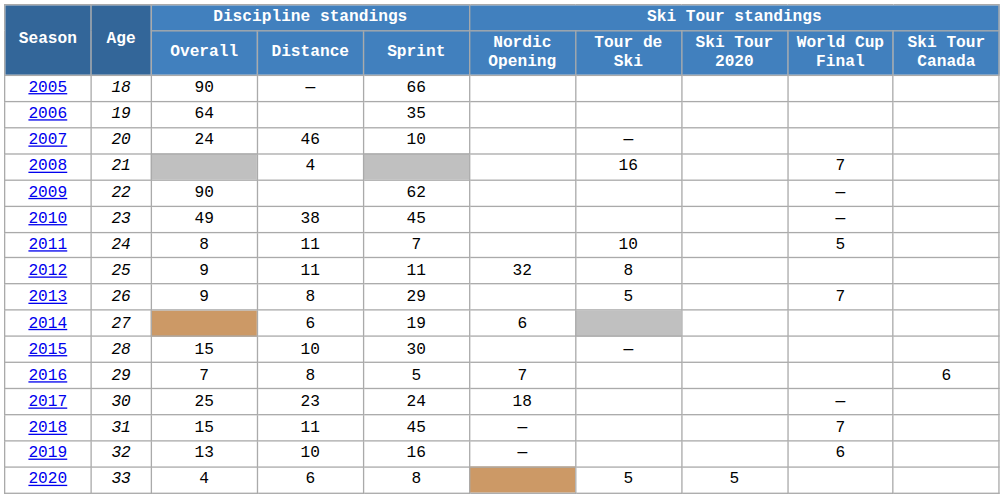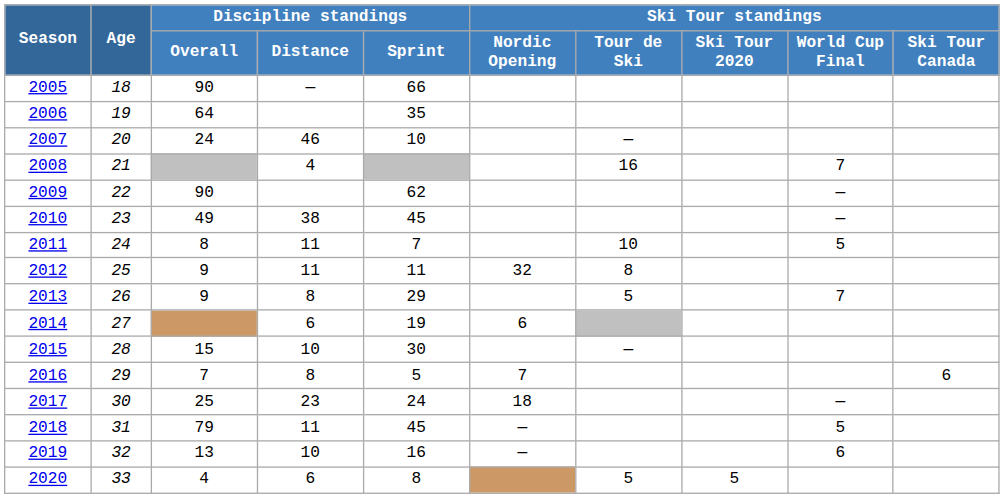(204, 428) 15 -> (204, 428) 79
(840, 428) 7 -> (840, 428) 5
